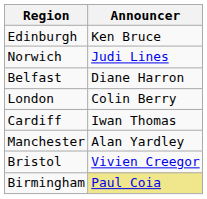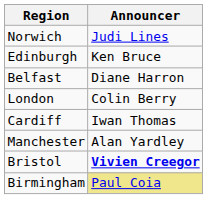rows swapped: (42, 36) <-> (35, 57)
(145, 162) normal -> (145, 162) bold
